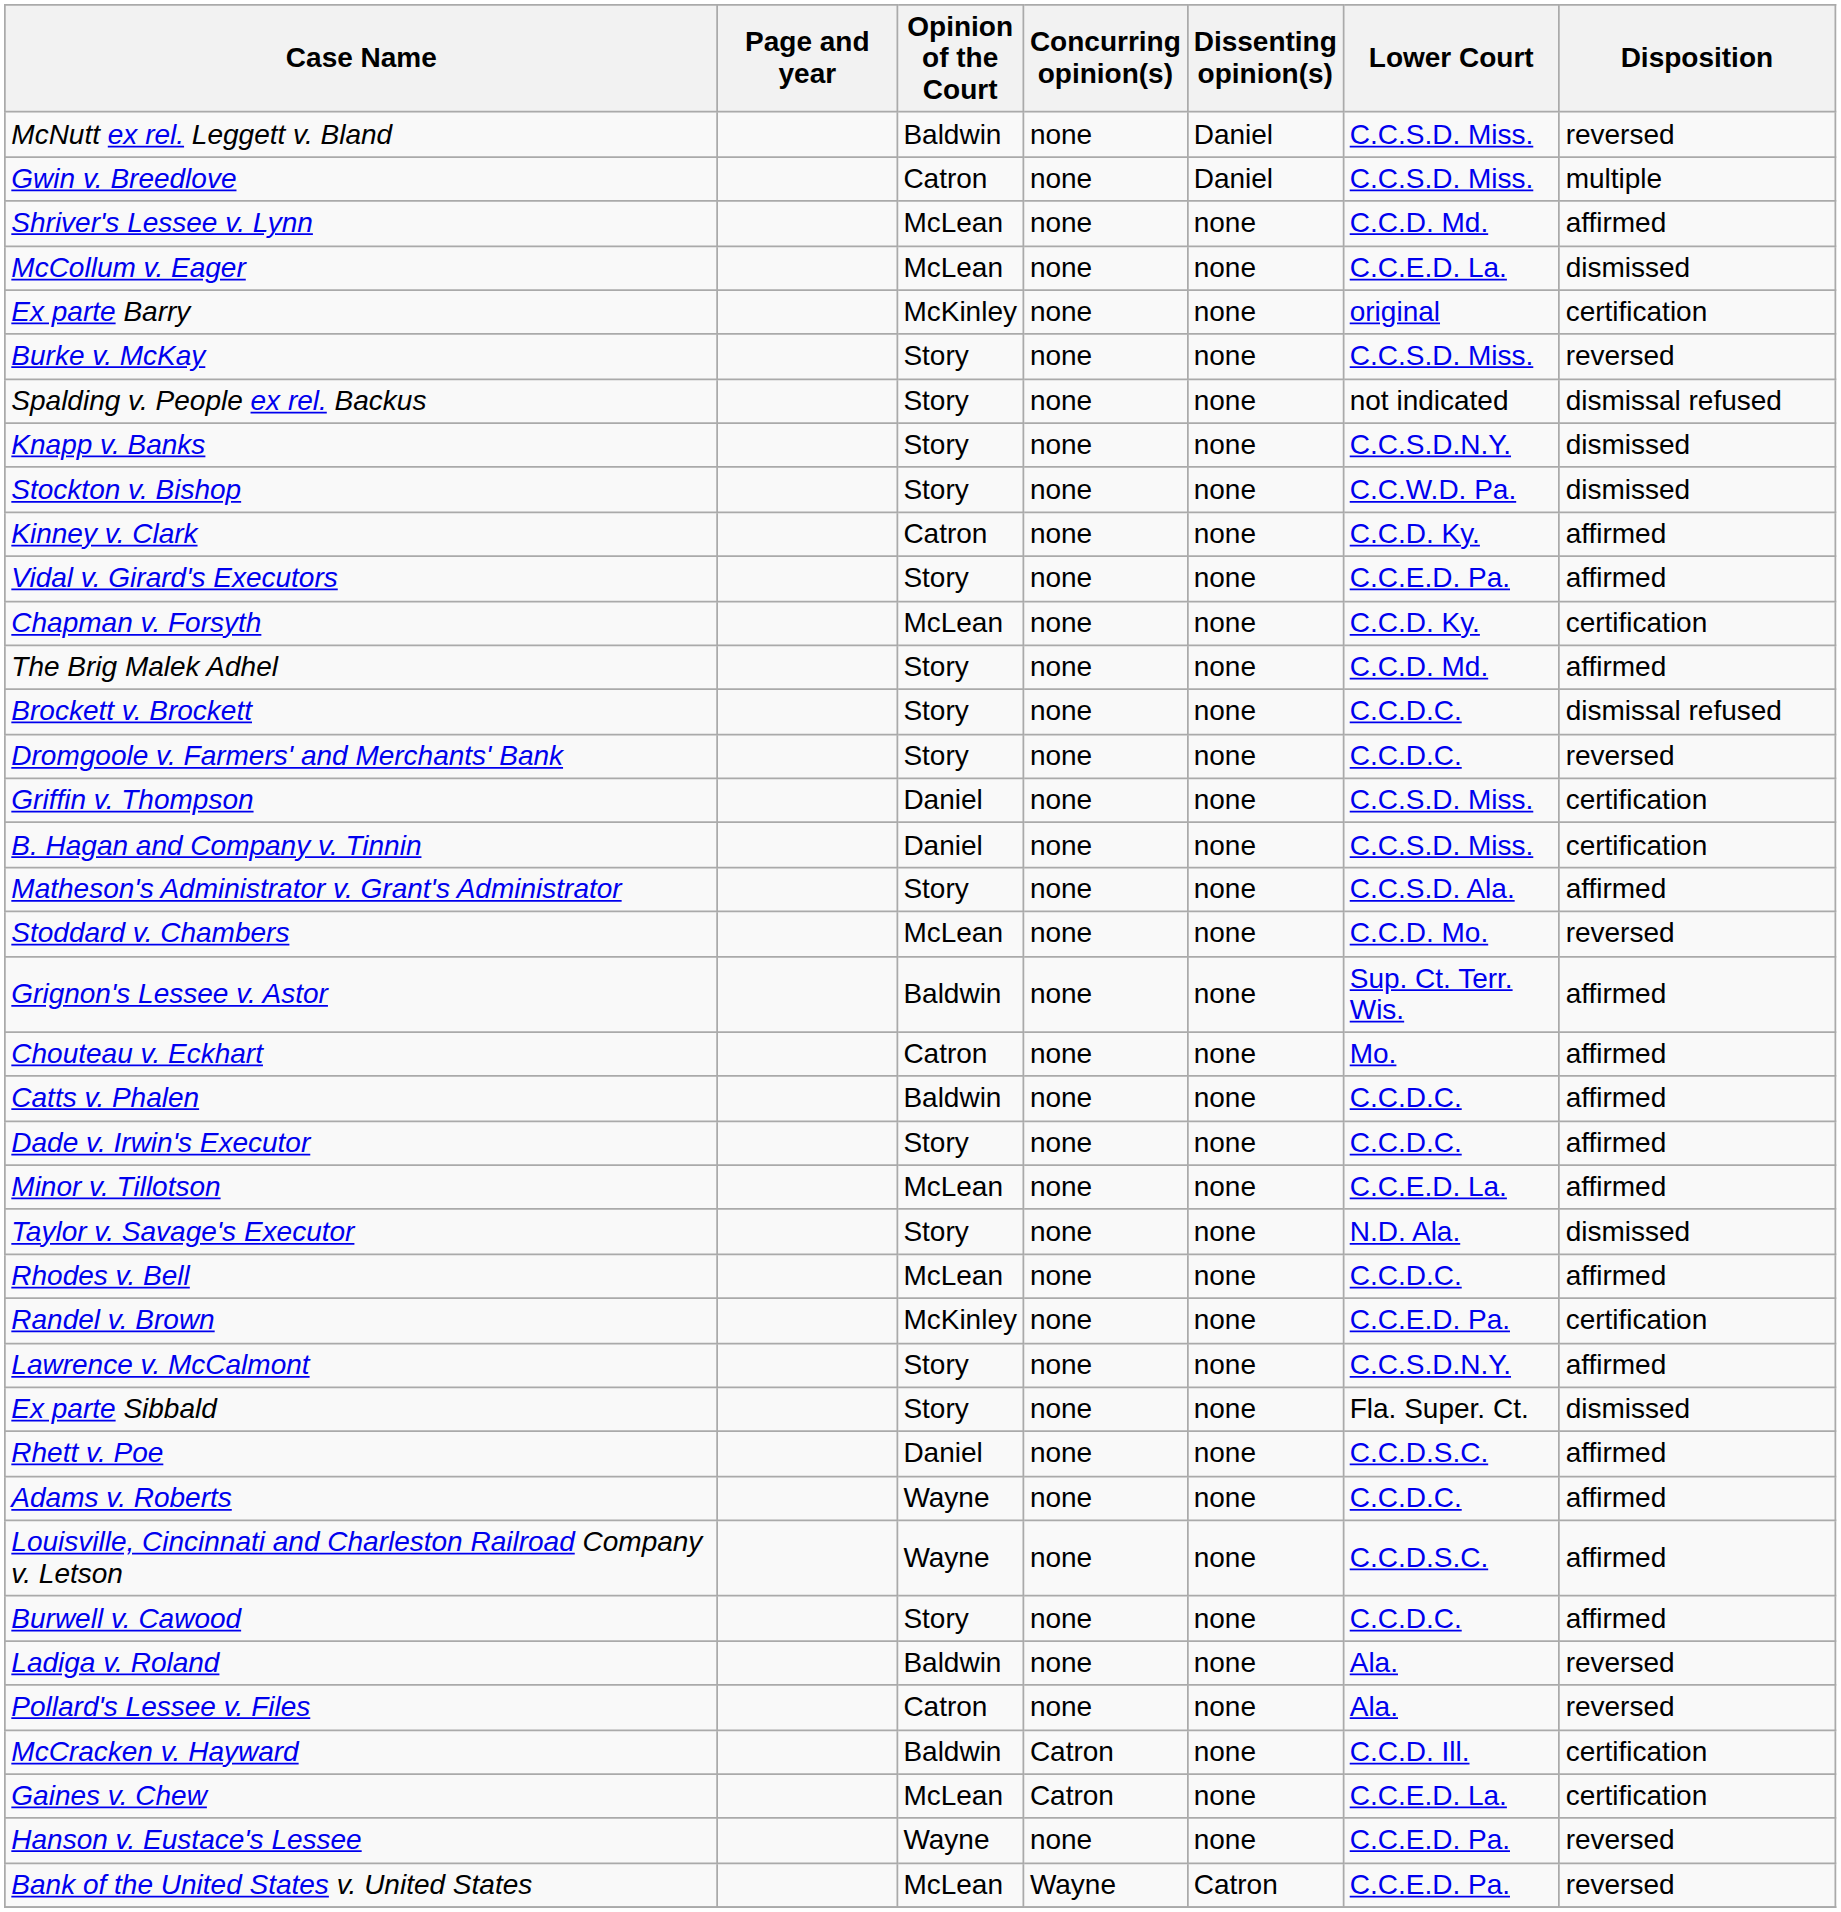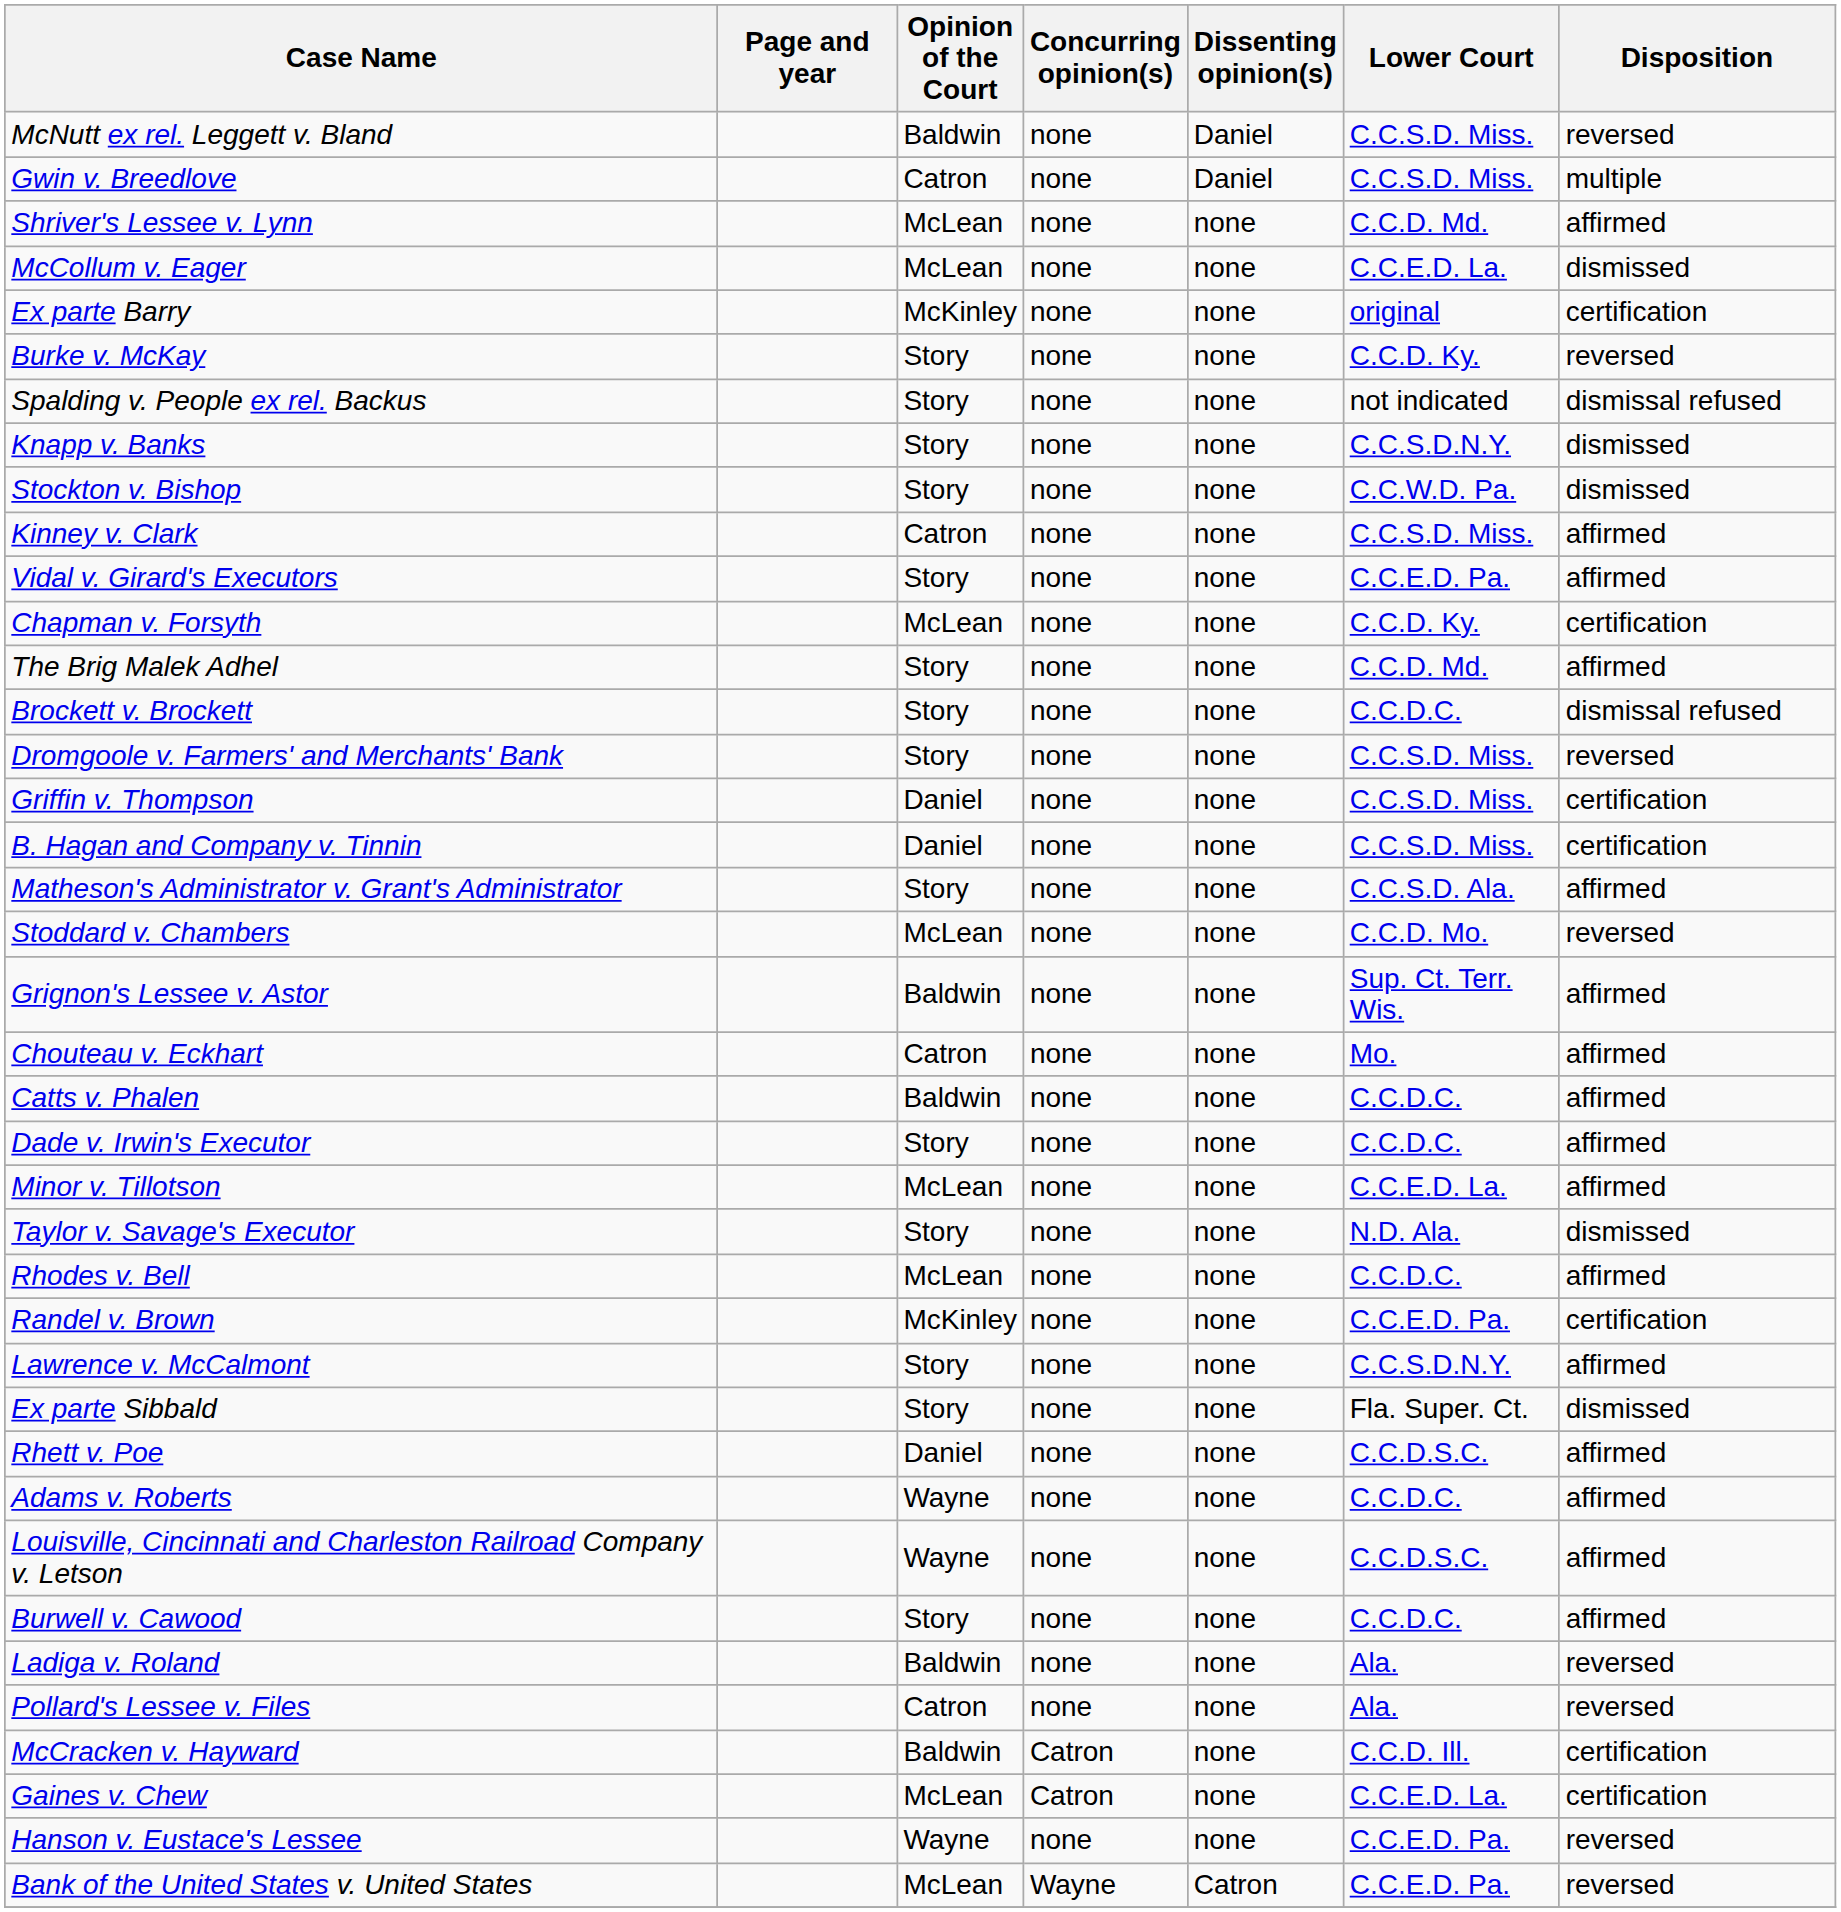(1442, 356) C.C.S.D. Miss. -> (1415, 356) C.C.D. Ky.
(1415, 533) C.C.D. Ky. -> (1442, 533) C.C.S.D. Miss.
(1406, 755) C.C.D.C. -> (1442, 755) C.C.S.D. Miss.
